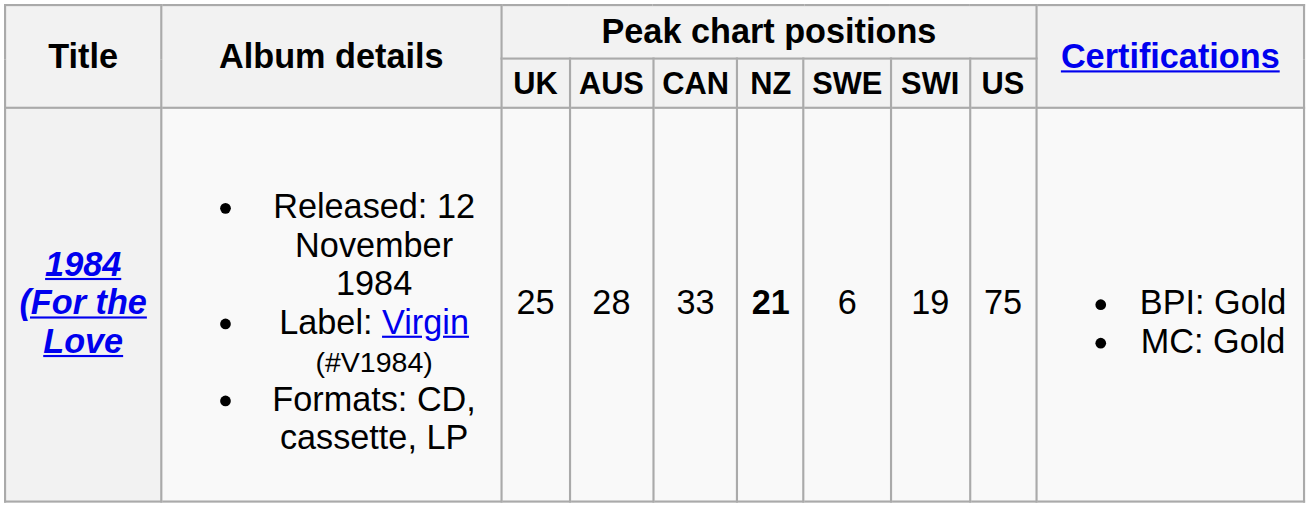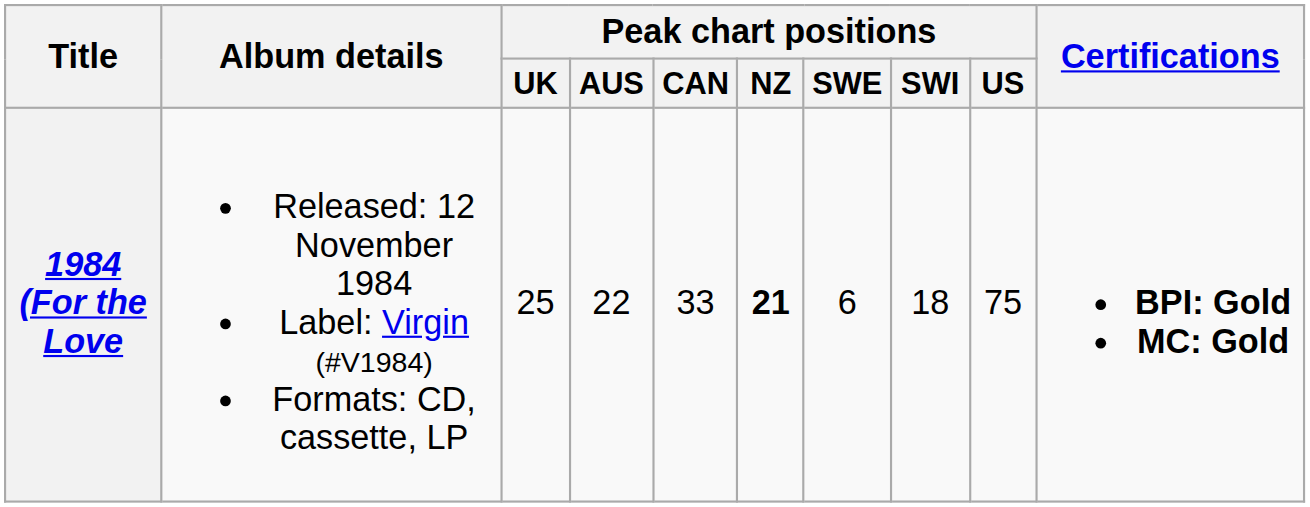(611, 303) 28 -> (611, 303) 22
(930, 303) 19 -> (930, 303) 18
(1170, 324) normal -> (1170, 324) bold
